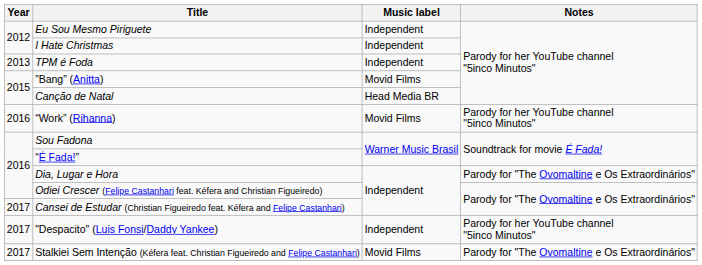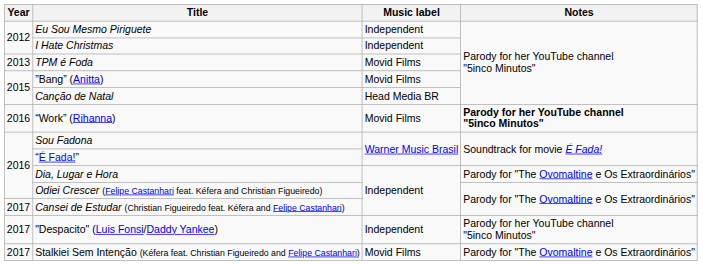(394, 63) Independent -> (393, 63) Movid Films
(538, 119) normal -> (543, 119) bold
